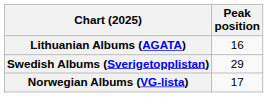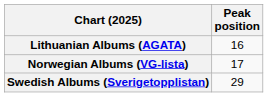rows swapped: (108, 82) <-> (108, 63)
